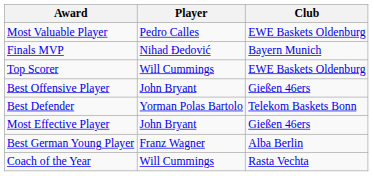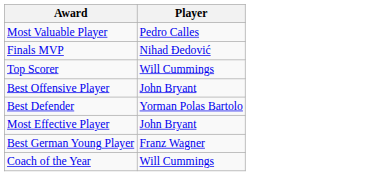- column: (307, 13)
